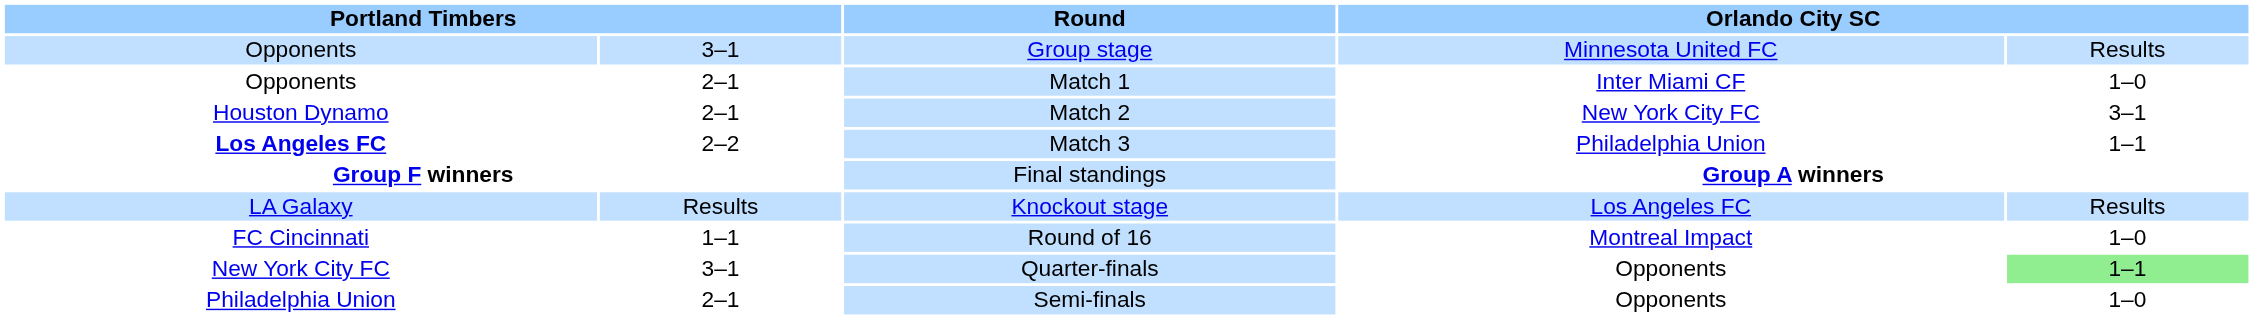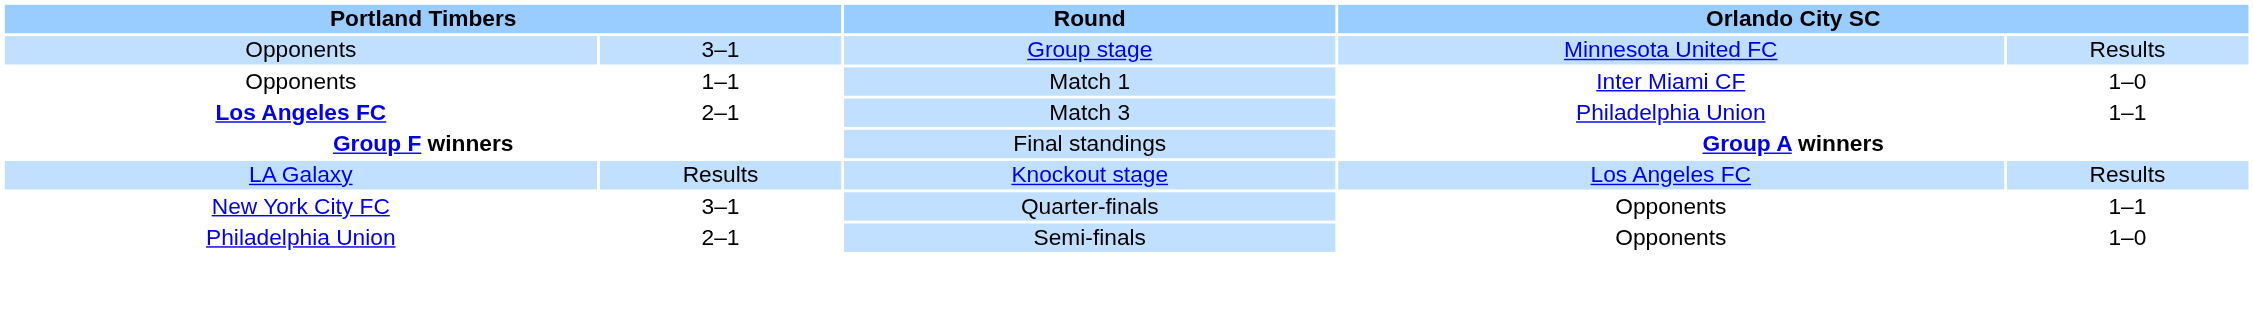(721, 81) 2–1 -> (721, 81) 1–1
- row: (1090, 112)
(721, 143) 2–2 -> (721, 112) 2–1
- row: (1090, 237)
(2127, 268) lightgreen background -> (2127, 206) no background
